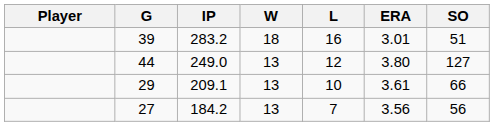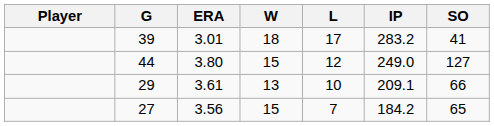columns swapped: (209, 16) <-> (396, 16)
(333, 39) 16 -> (333, 39) 17
(458, 39) 51 -> (458, 39) 41
(271, 62) 13 -> (271, 62) 15
(271, 109) 13 -> (271, 109) 15
(458, 109) 56 -> (458, 109) 65
